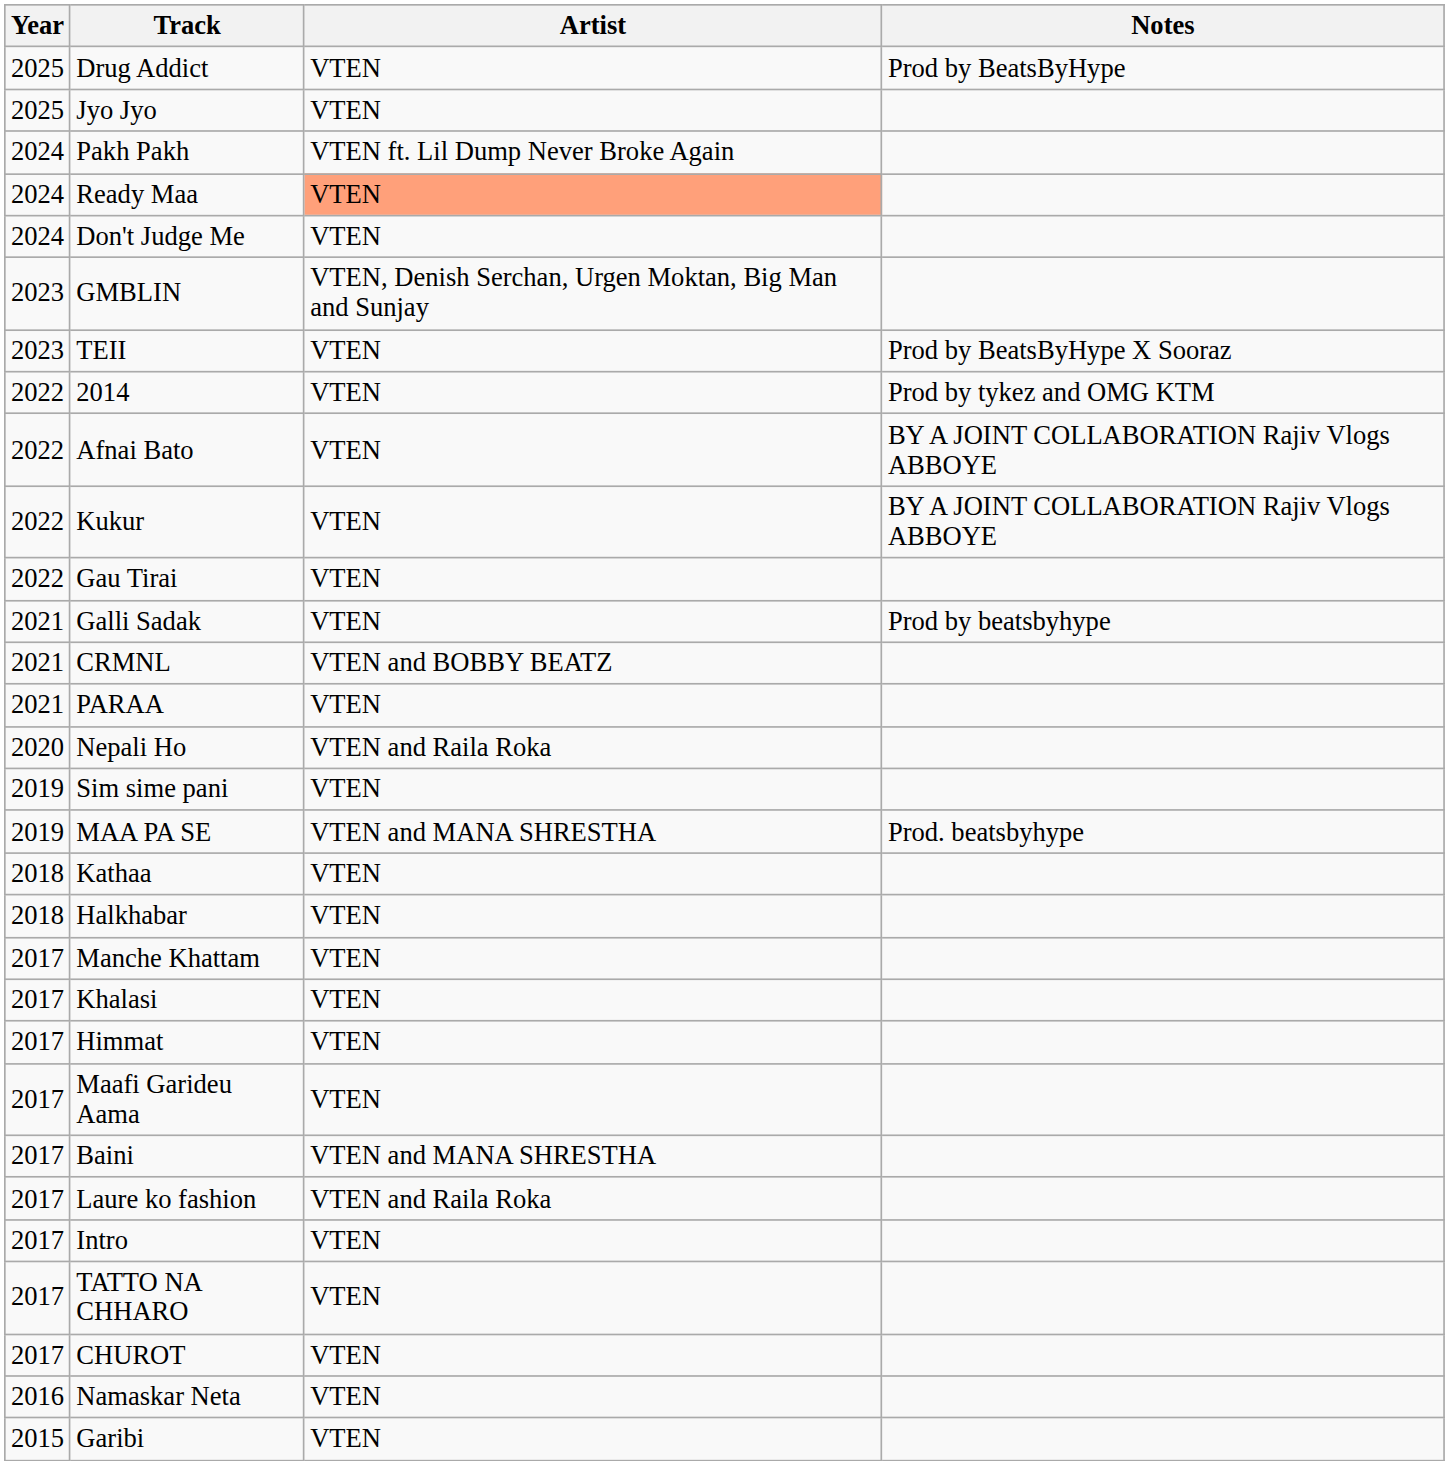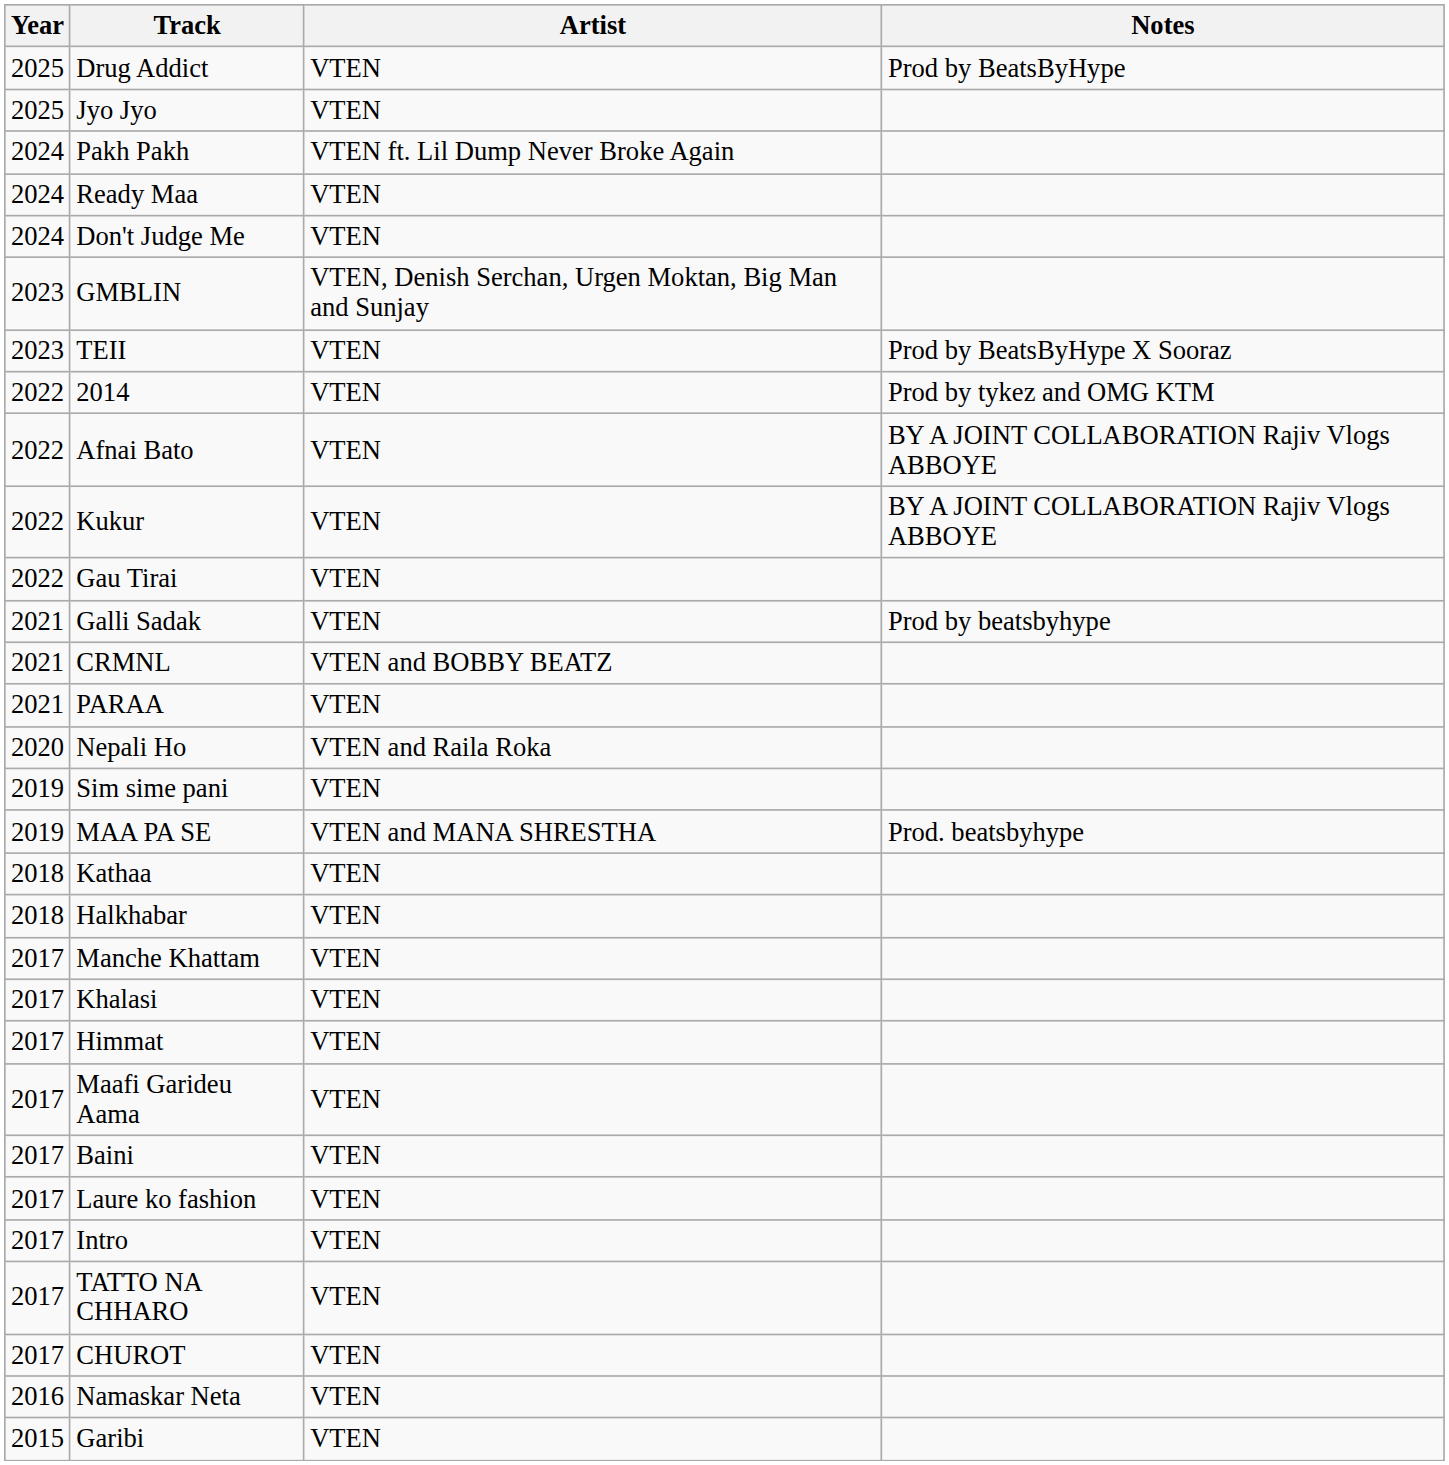(346, 194) lightsalmon background -> (346, 194) no background
(483, 1156) VTEN and MANA SHRESTHA -> (346, 1156) VTEN
(431, 1198) VTEN and Raila Roka -> (346, 1198) VTEN
